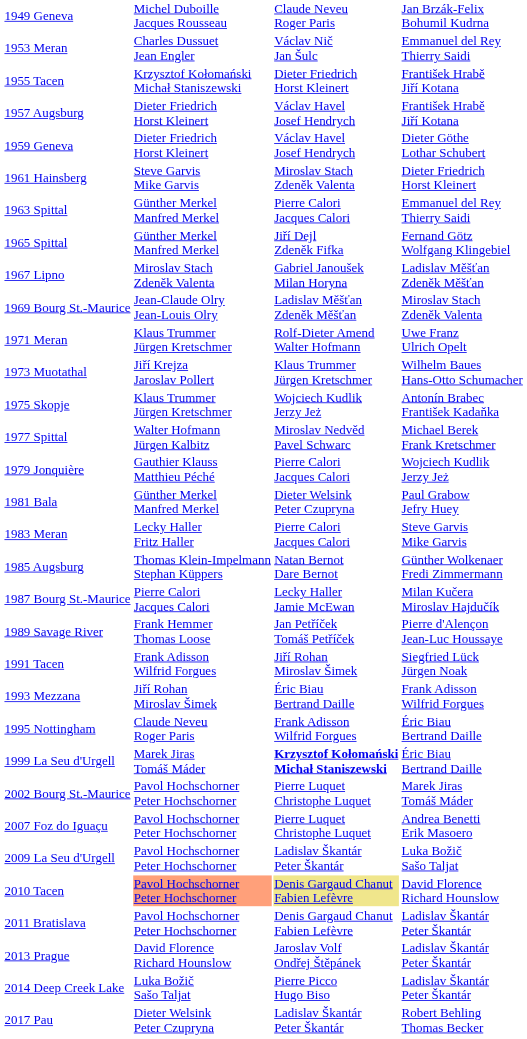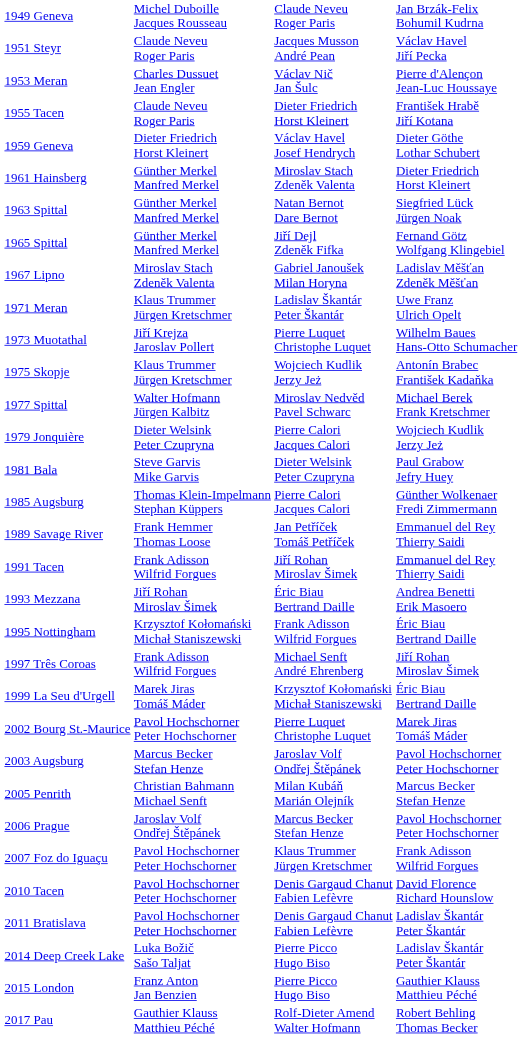+ row: (33, 48)
(451, 48) Emmanuel del Rey Thierry Saidi -> (446, 80) Pierre d'Alençon Jean-Luc Houssaye
(193, 80) Krzysztof Kołomański Michał Staniszewski -> (171, 113) Claude Neveu Roger Paris
- row: (44, 113)
(167, 178) Steve Garvis Mike Garvis -> (176, 178) Günther Merkel Manfred Merkel
(312, 210) Pierre Calori Jacques Calori -> (309, 210) Natan Bernot Dare Bernot
(451, 210) Emmanuel del Rey Thierry Saidi -> (435, 210) Siegfried Lück Jürgen Noak
- row: (67, 307)
(324, 340) Rolf-Dieter Amend Walter Hofmann -> (318, 307) Ladislav Škantár Peter Škantár
(323, 372) Klaus Trummer Jürgen Kretschmer -> (323, 340) Pierre Luquet Christophe Luquet
(176, 469) Gauthier Klauss Matthieu Péché -> (174, 437) Dieter Welsink Peter Czupryna
(176, 502) Günther Merkel Manfred Merkel -> (167, 469) Steve Garvis Mike Garvis
- row: (36, 534)
(309, 566) Natan Bernot Dare Bernot -> (312, 502) Pierre Calori Jacques Calori
- row: (67, 599)
(452, 631) Pierre d'Alençon Jean-Luc Houssaye -> (446, 534) Emmanuel del Rey Thierry Saidi
(440, 664) Siegfried Lück Jürgen Noak -> (446, 566) Emmanuel del Rey Thierry Saidi
(443, 696) Frank Adisson Wilfrid Forgues -> (435, 599) Andrea Benetti Erik Masoero
(171, 728) Claude Neveu Roger Paris -> (193, 631) Krzysztof Kołomański Michał Staniszewski
+ row: (50, 664)
(336, 761) bold -> (333, 696) normal
+ row: (44, 761)
+ row: (38, 793)
+ row: (37, 826)
(323, 826) Pierre Luquet Christophe Luquet -> (323, 858) Klaus Trummer Jürgen Kretschmer
(441, 826) Andrea Benetti Erik Masoero -> (437, 858) Frank Adisson Wilfrid Forgues
- row: (60, 858)
(187, 890) lightsalmon background -> (187, 890) no background
(333, 890) khaki background -> (333, 890) no background
- row: (37, 955)
+ row: (39, 988)
(174, 1020) Dieter Welsink Peter Czupryna -> (176, 1020) Gauthier Klauss Matthieu Péché
(318, 1020) Ladislav Škantár Peter Škantár -> (324, 1020) Rolf-Dieter Amend Walter Hofmann
